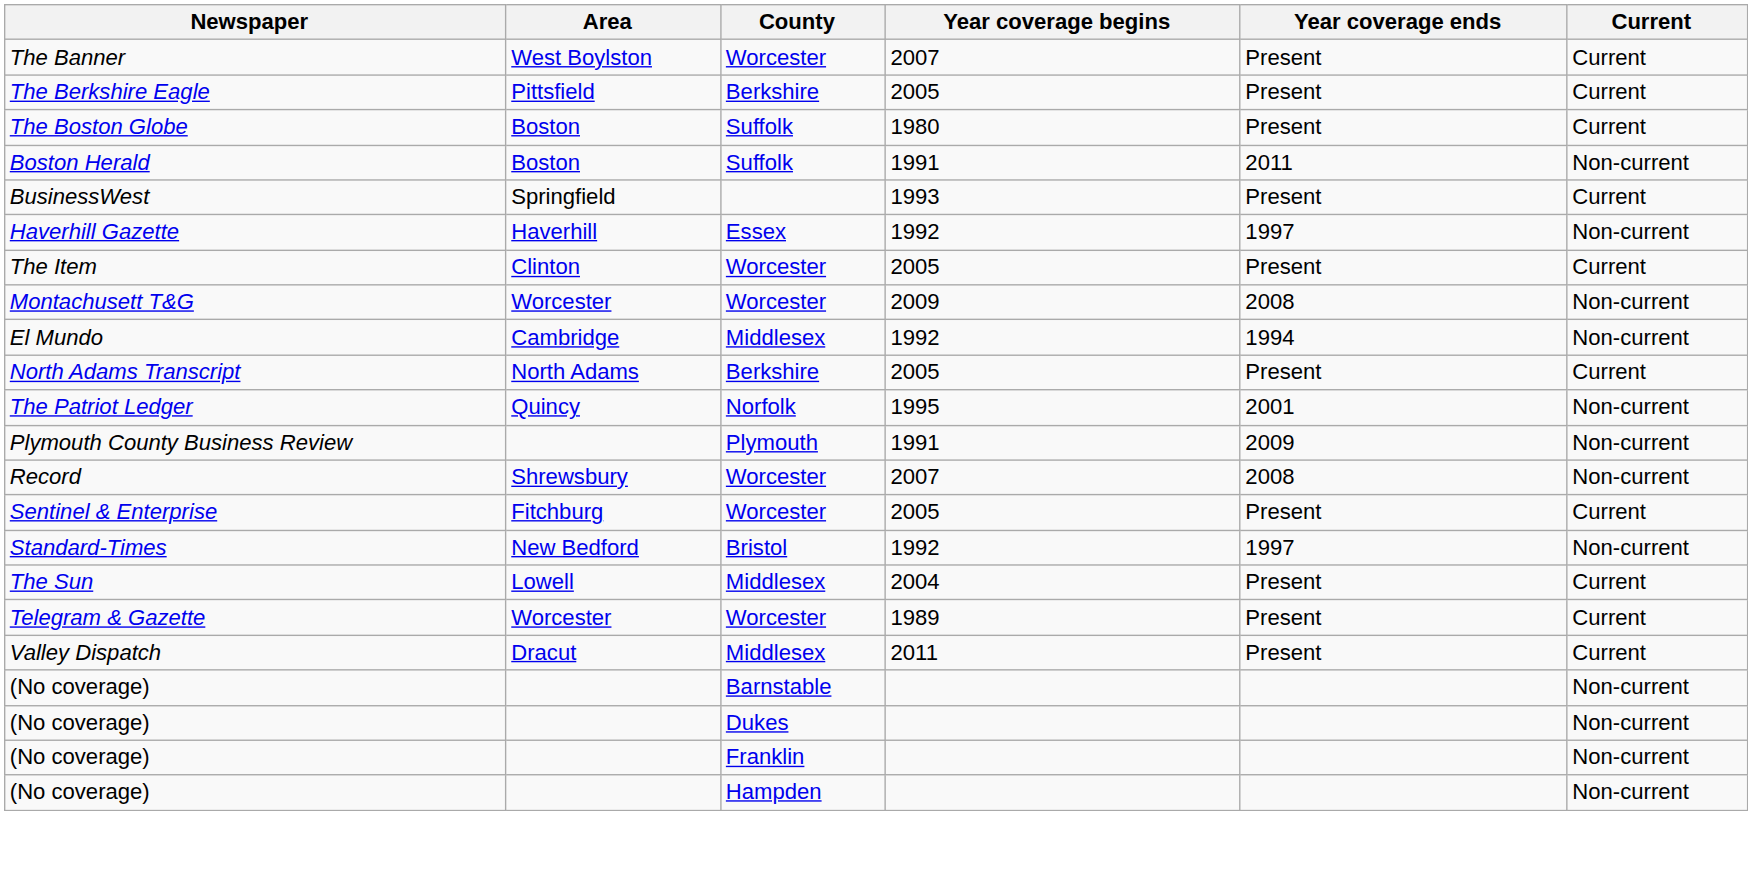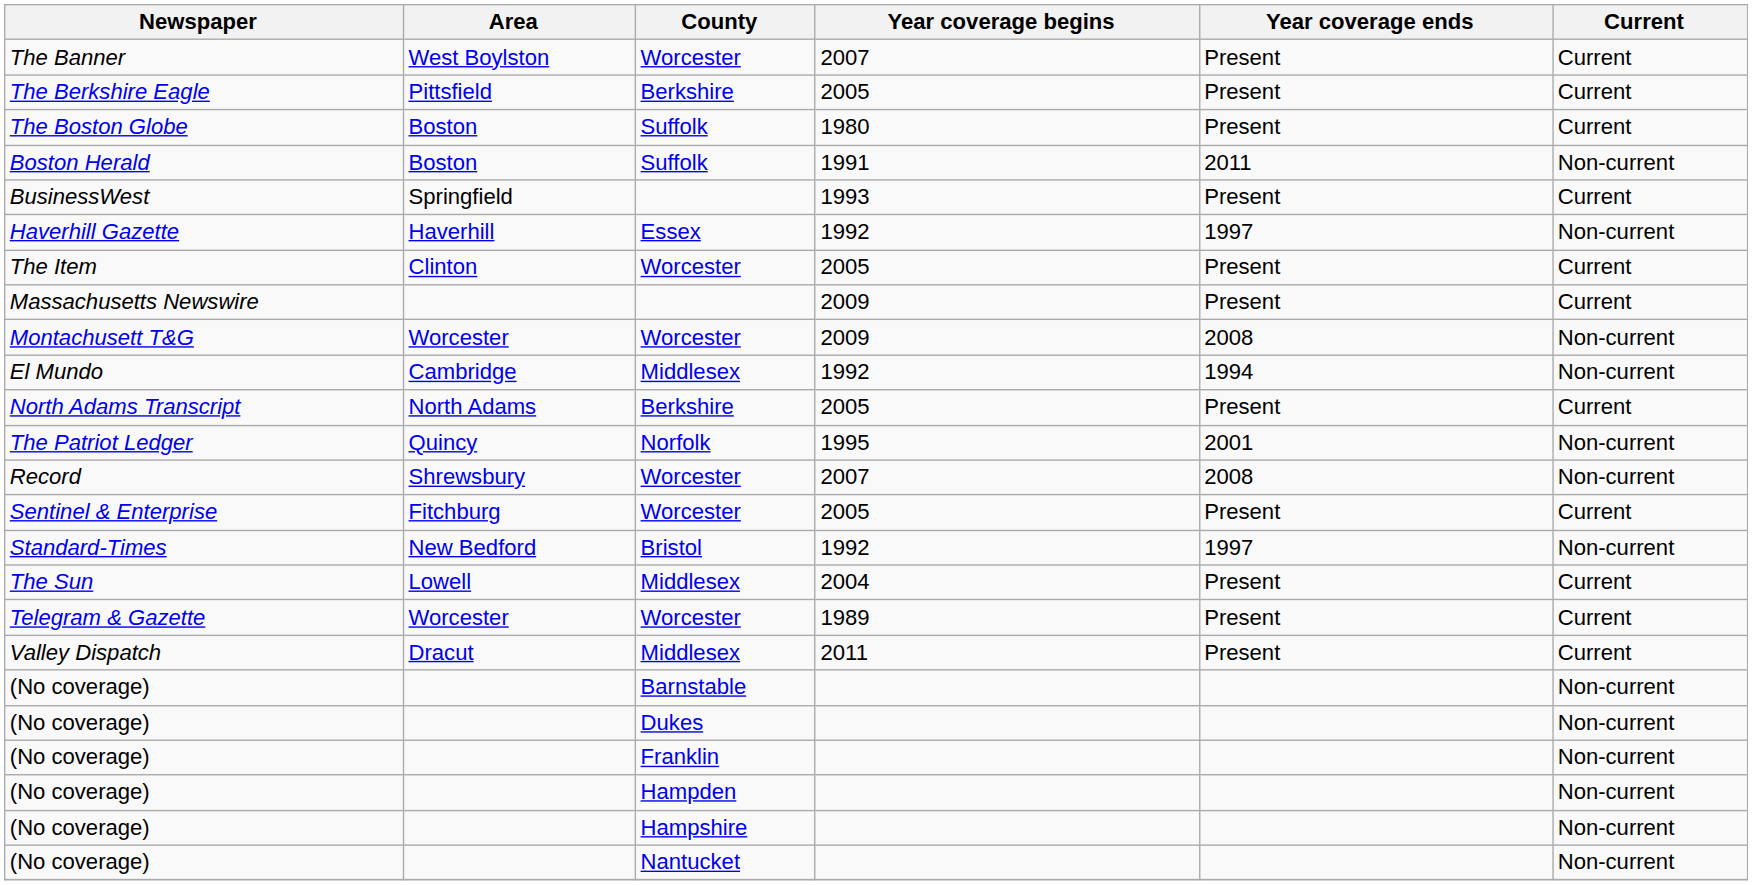+ row: (134, 302)
- row: (181, 442)
+ row: (80, 827)
+ row: (80, 862)
